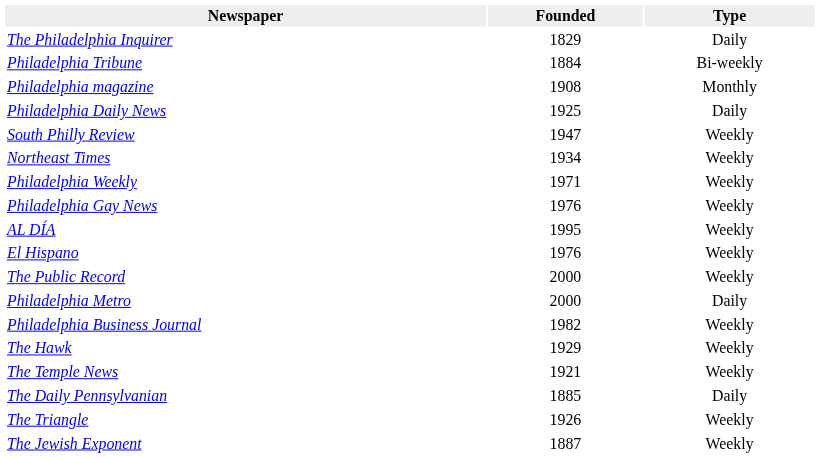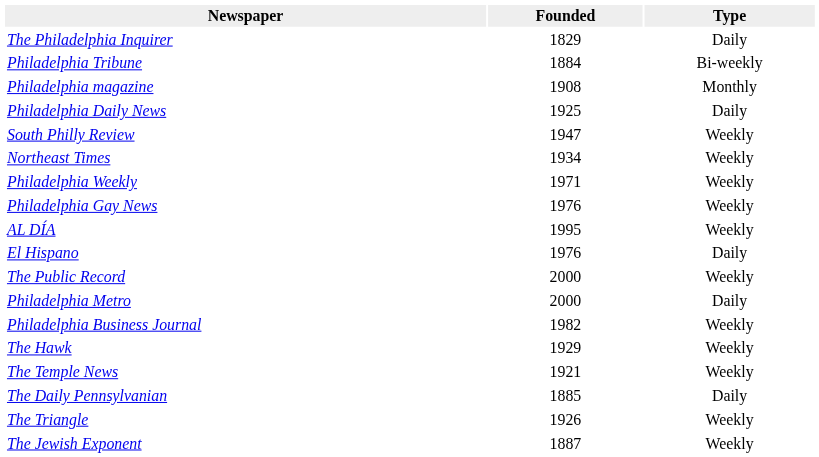(730, 253) Weekly -> (730, 253) Daily
